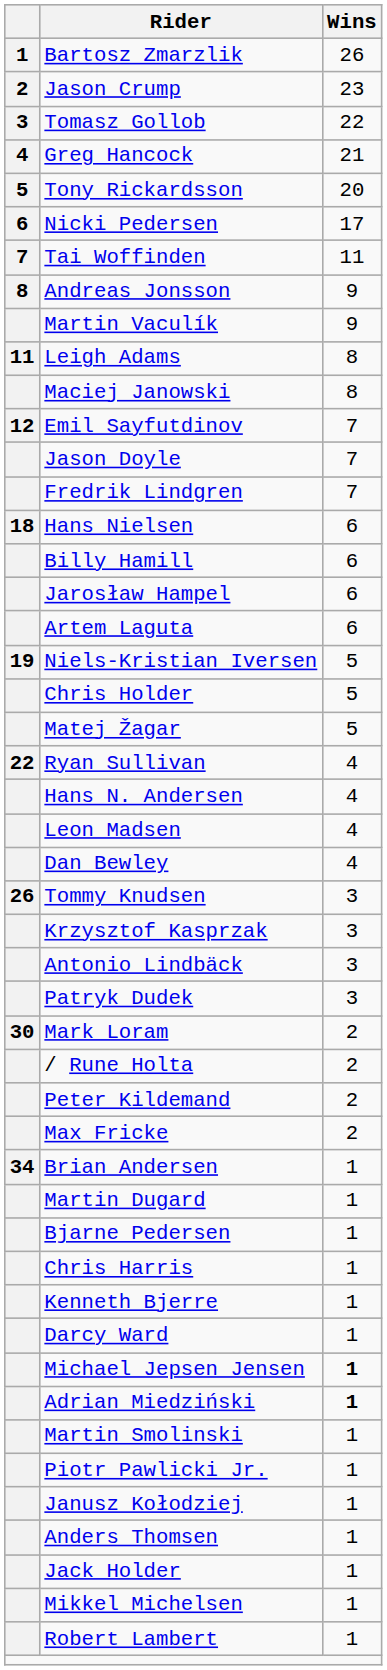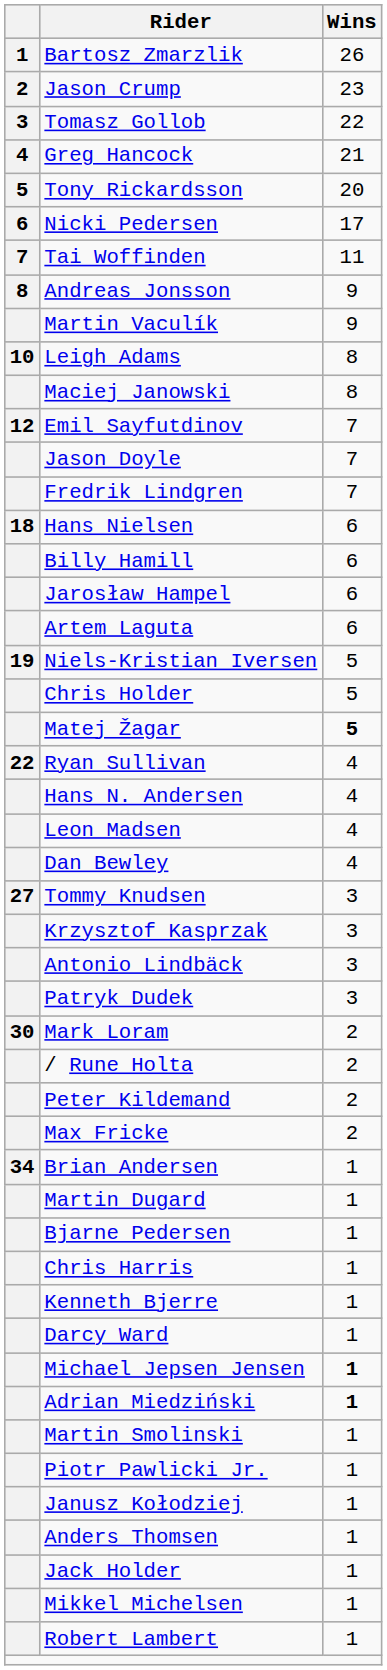(22, 359) 11 -> (22, 359) 10
(352, 729) normal -> (352, 729) bold
(22, 898) 26 -> (22, 898) 27
